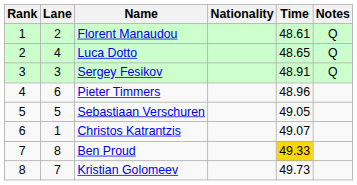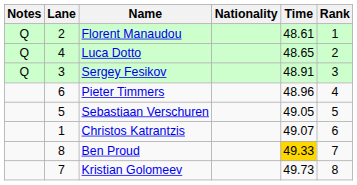columns swapped: (22, 14) <-> (333, 14)
